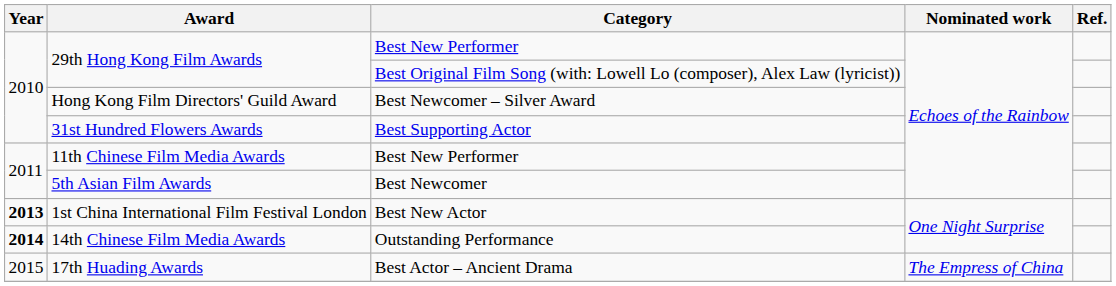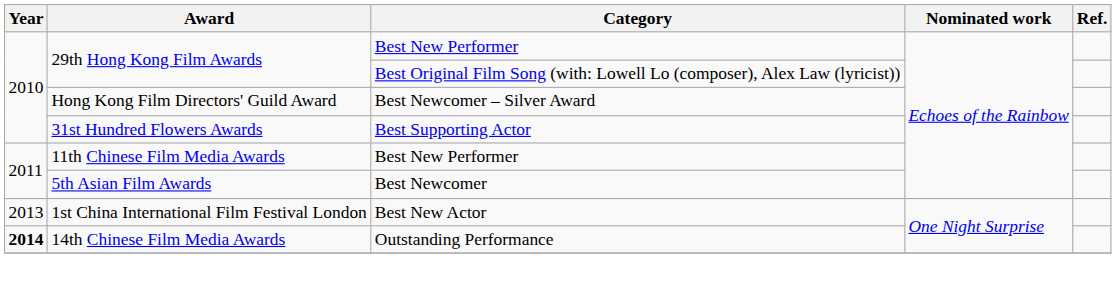(26, 211) bold -> (26, 211) normal
- row: (127, 267)
